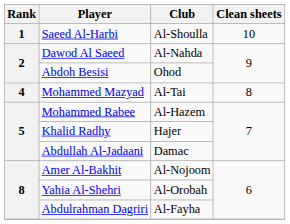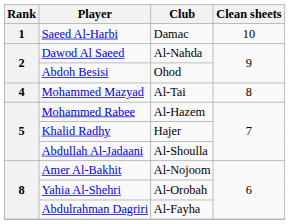(181, 33) Al-Shoulla -> (171, 33) Damac
(171, 151) Damac -> (181, 151) Al-Shoulla
